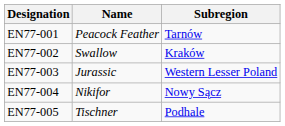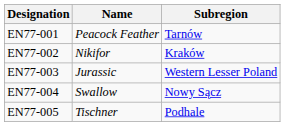(96, 53) Swallow -> (93, 53) Nikifor
(93, 92) Nikifor -> (96, 92) Swallow
